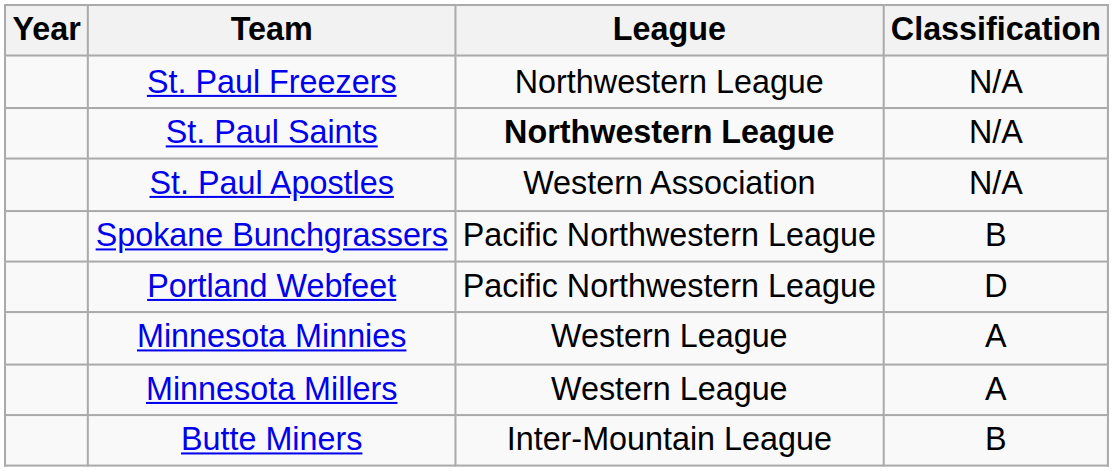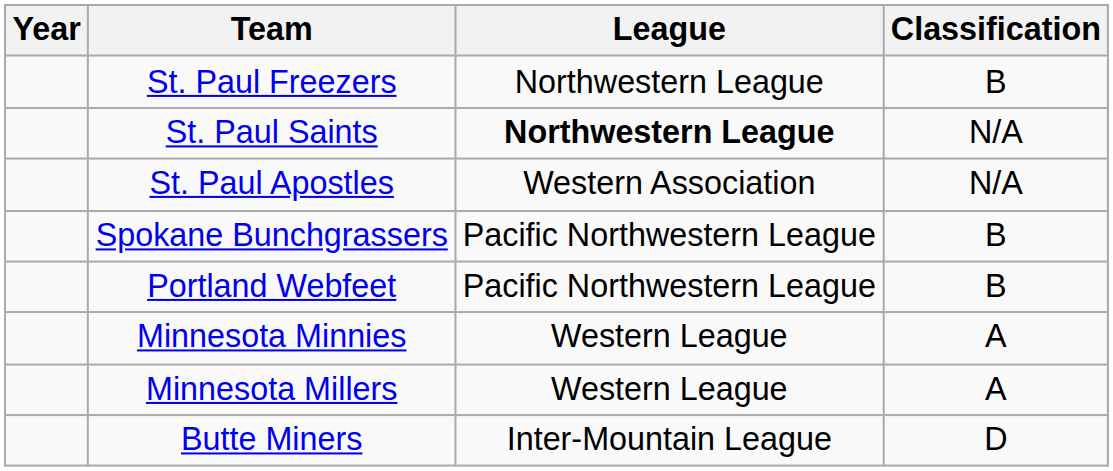(996, 81) N/A -> (996, 81) B
(996, 286) D -> (996, 286) B
(996, 440) B -> (996, 440) D
